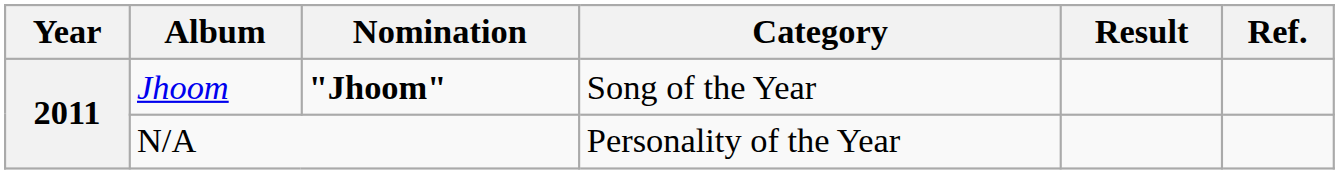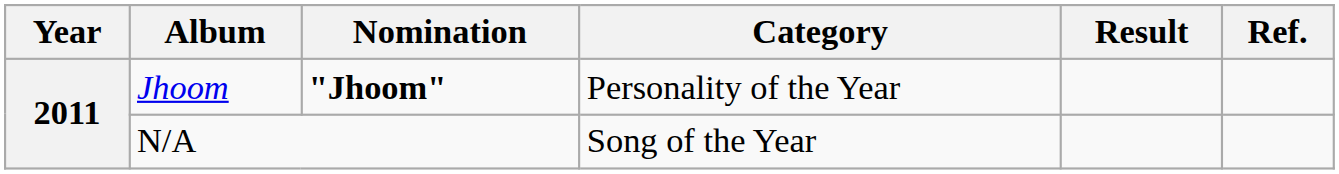(701, 86) Song of the Year -> (744, 86) Personality of the Year
(744, 140) Personality of the Year -> (701, 140) Song of the Year
